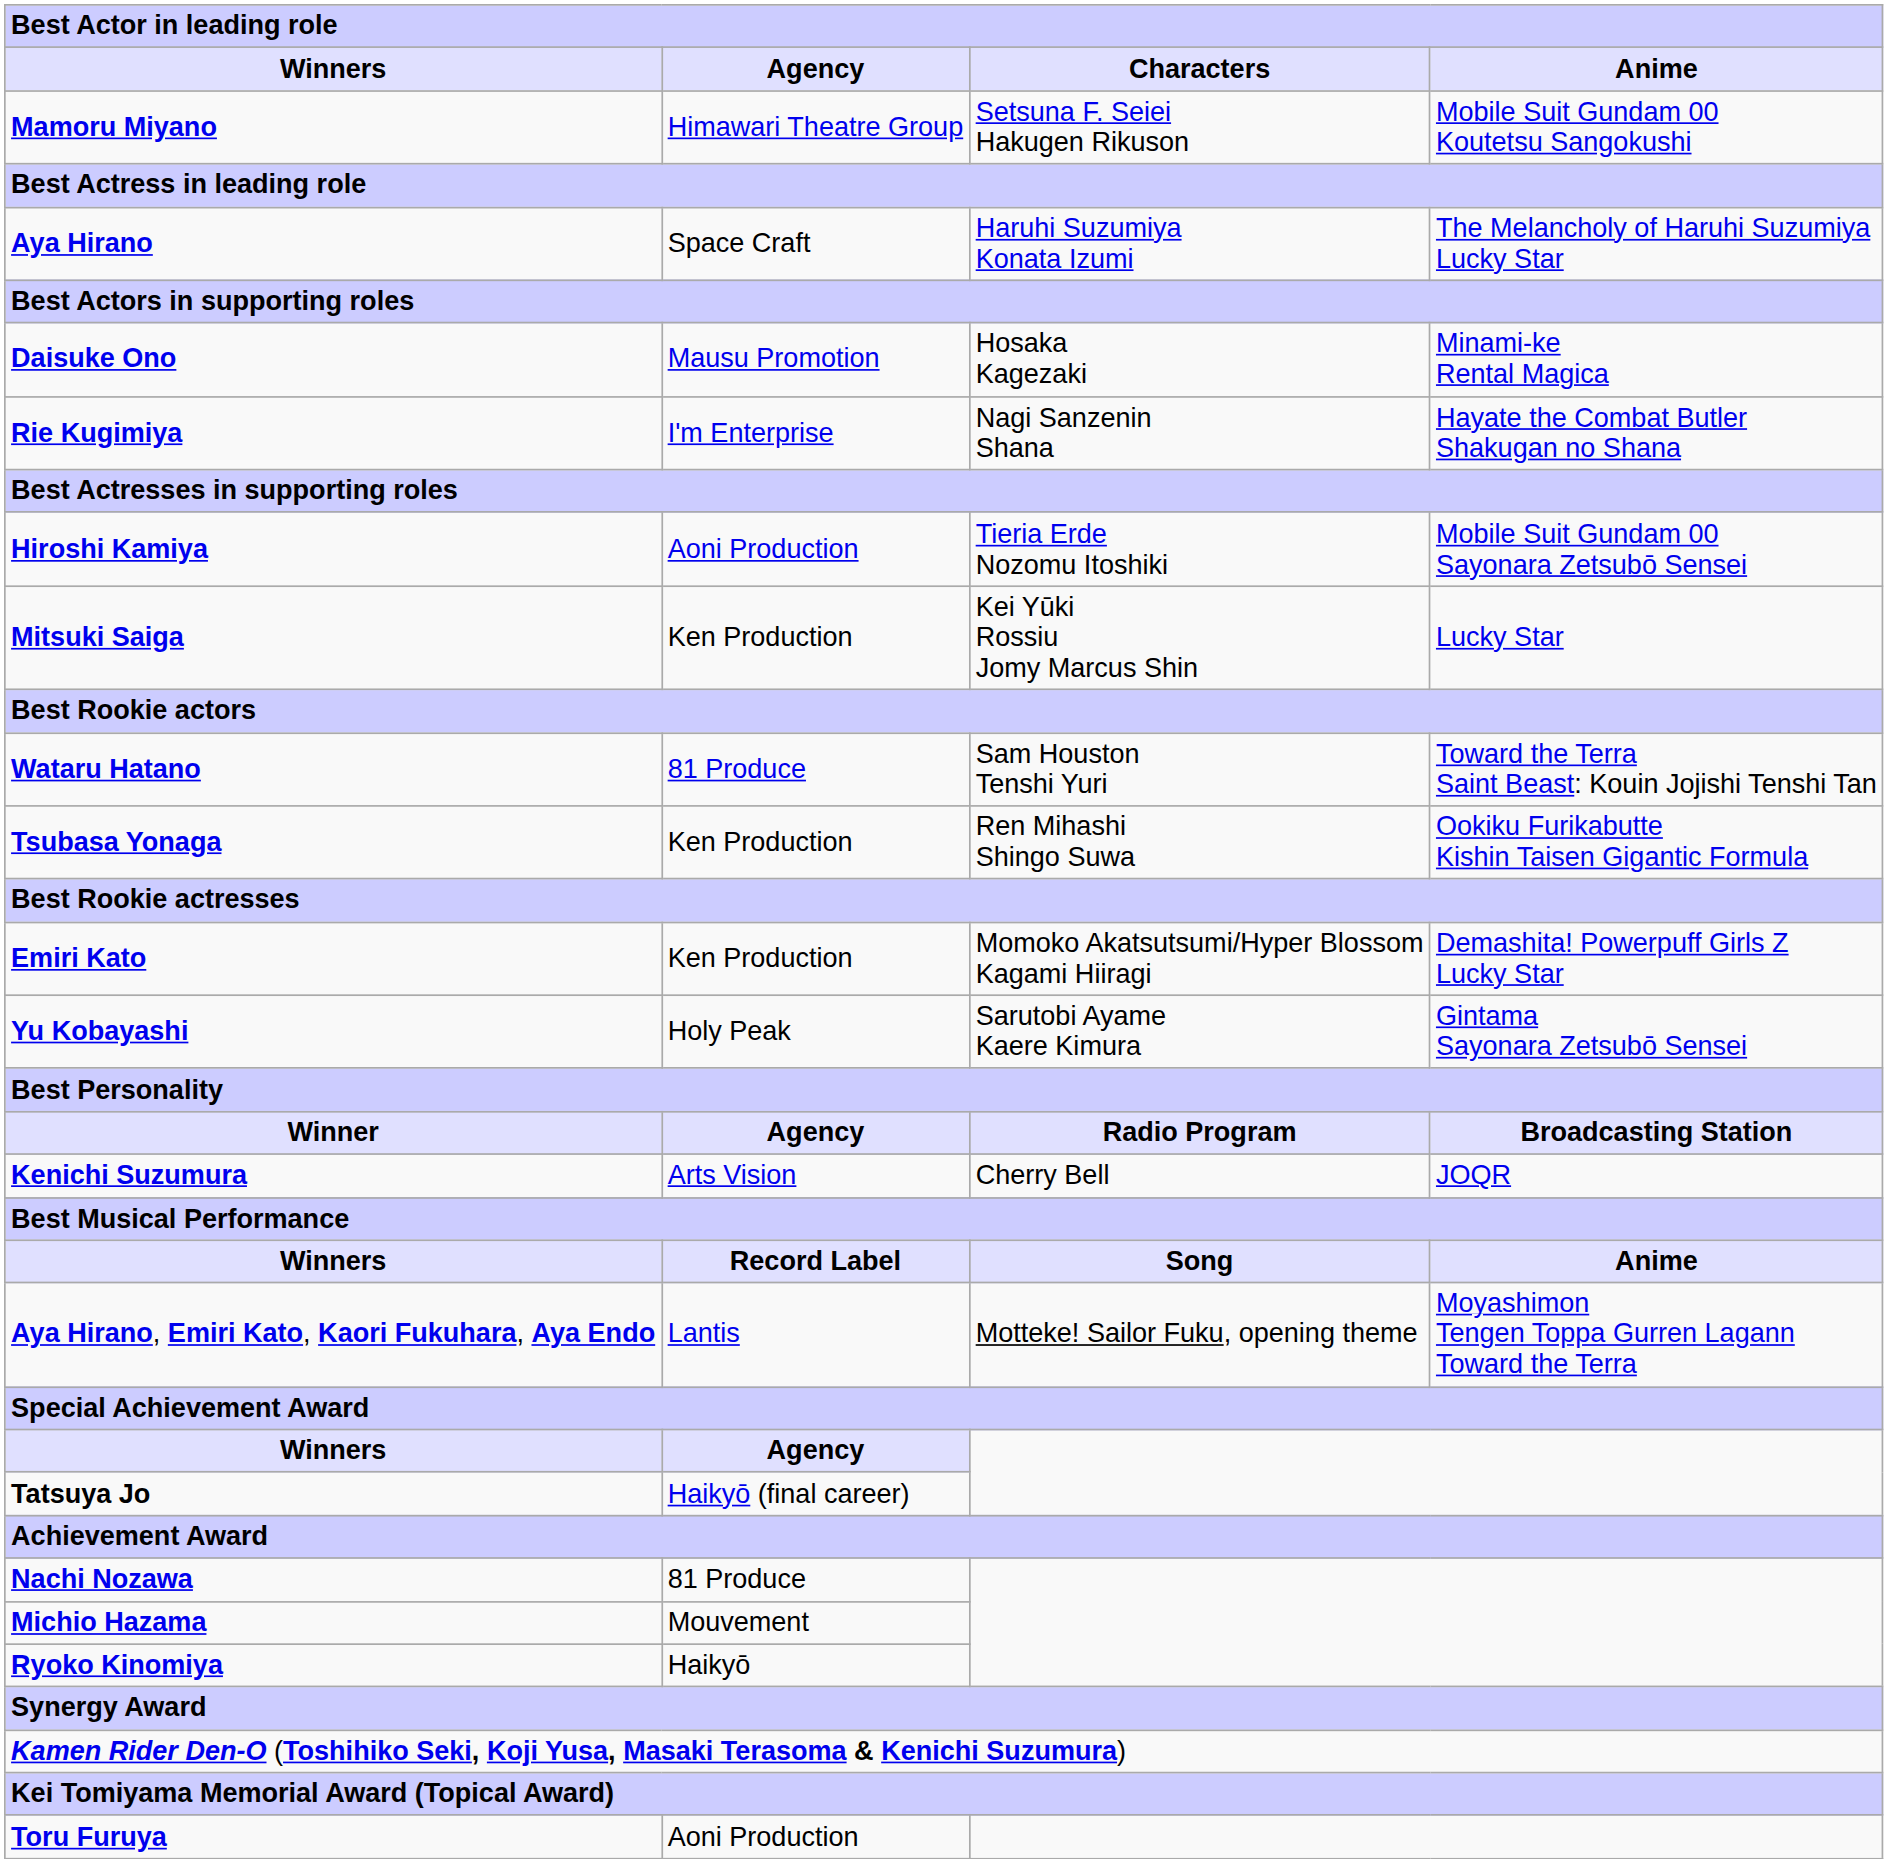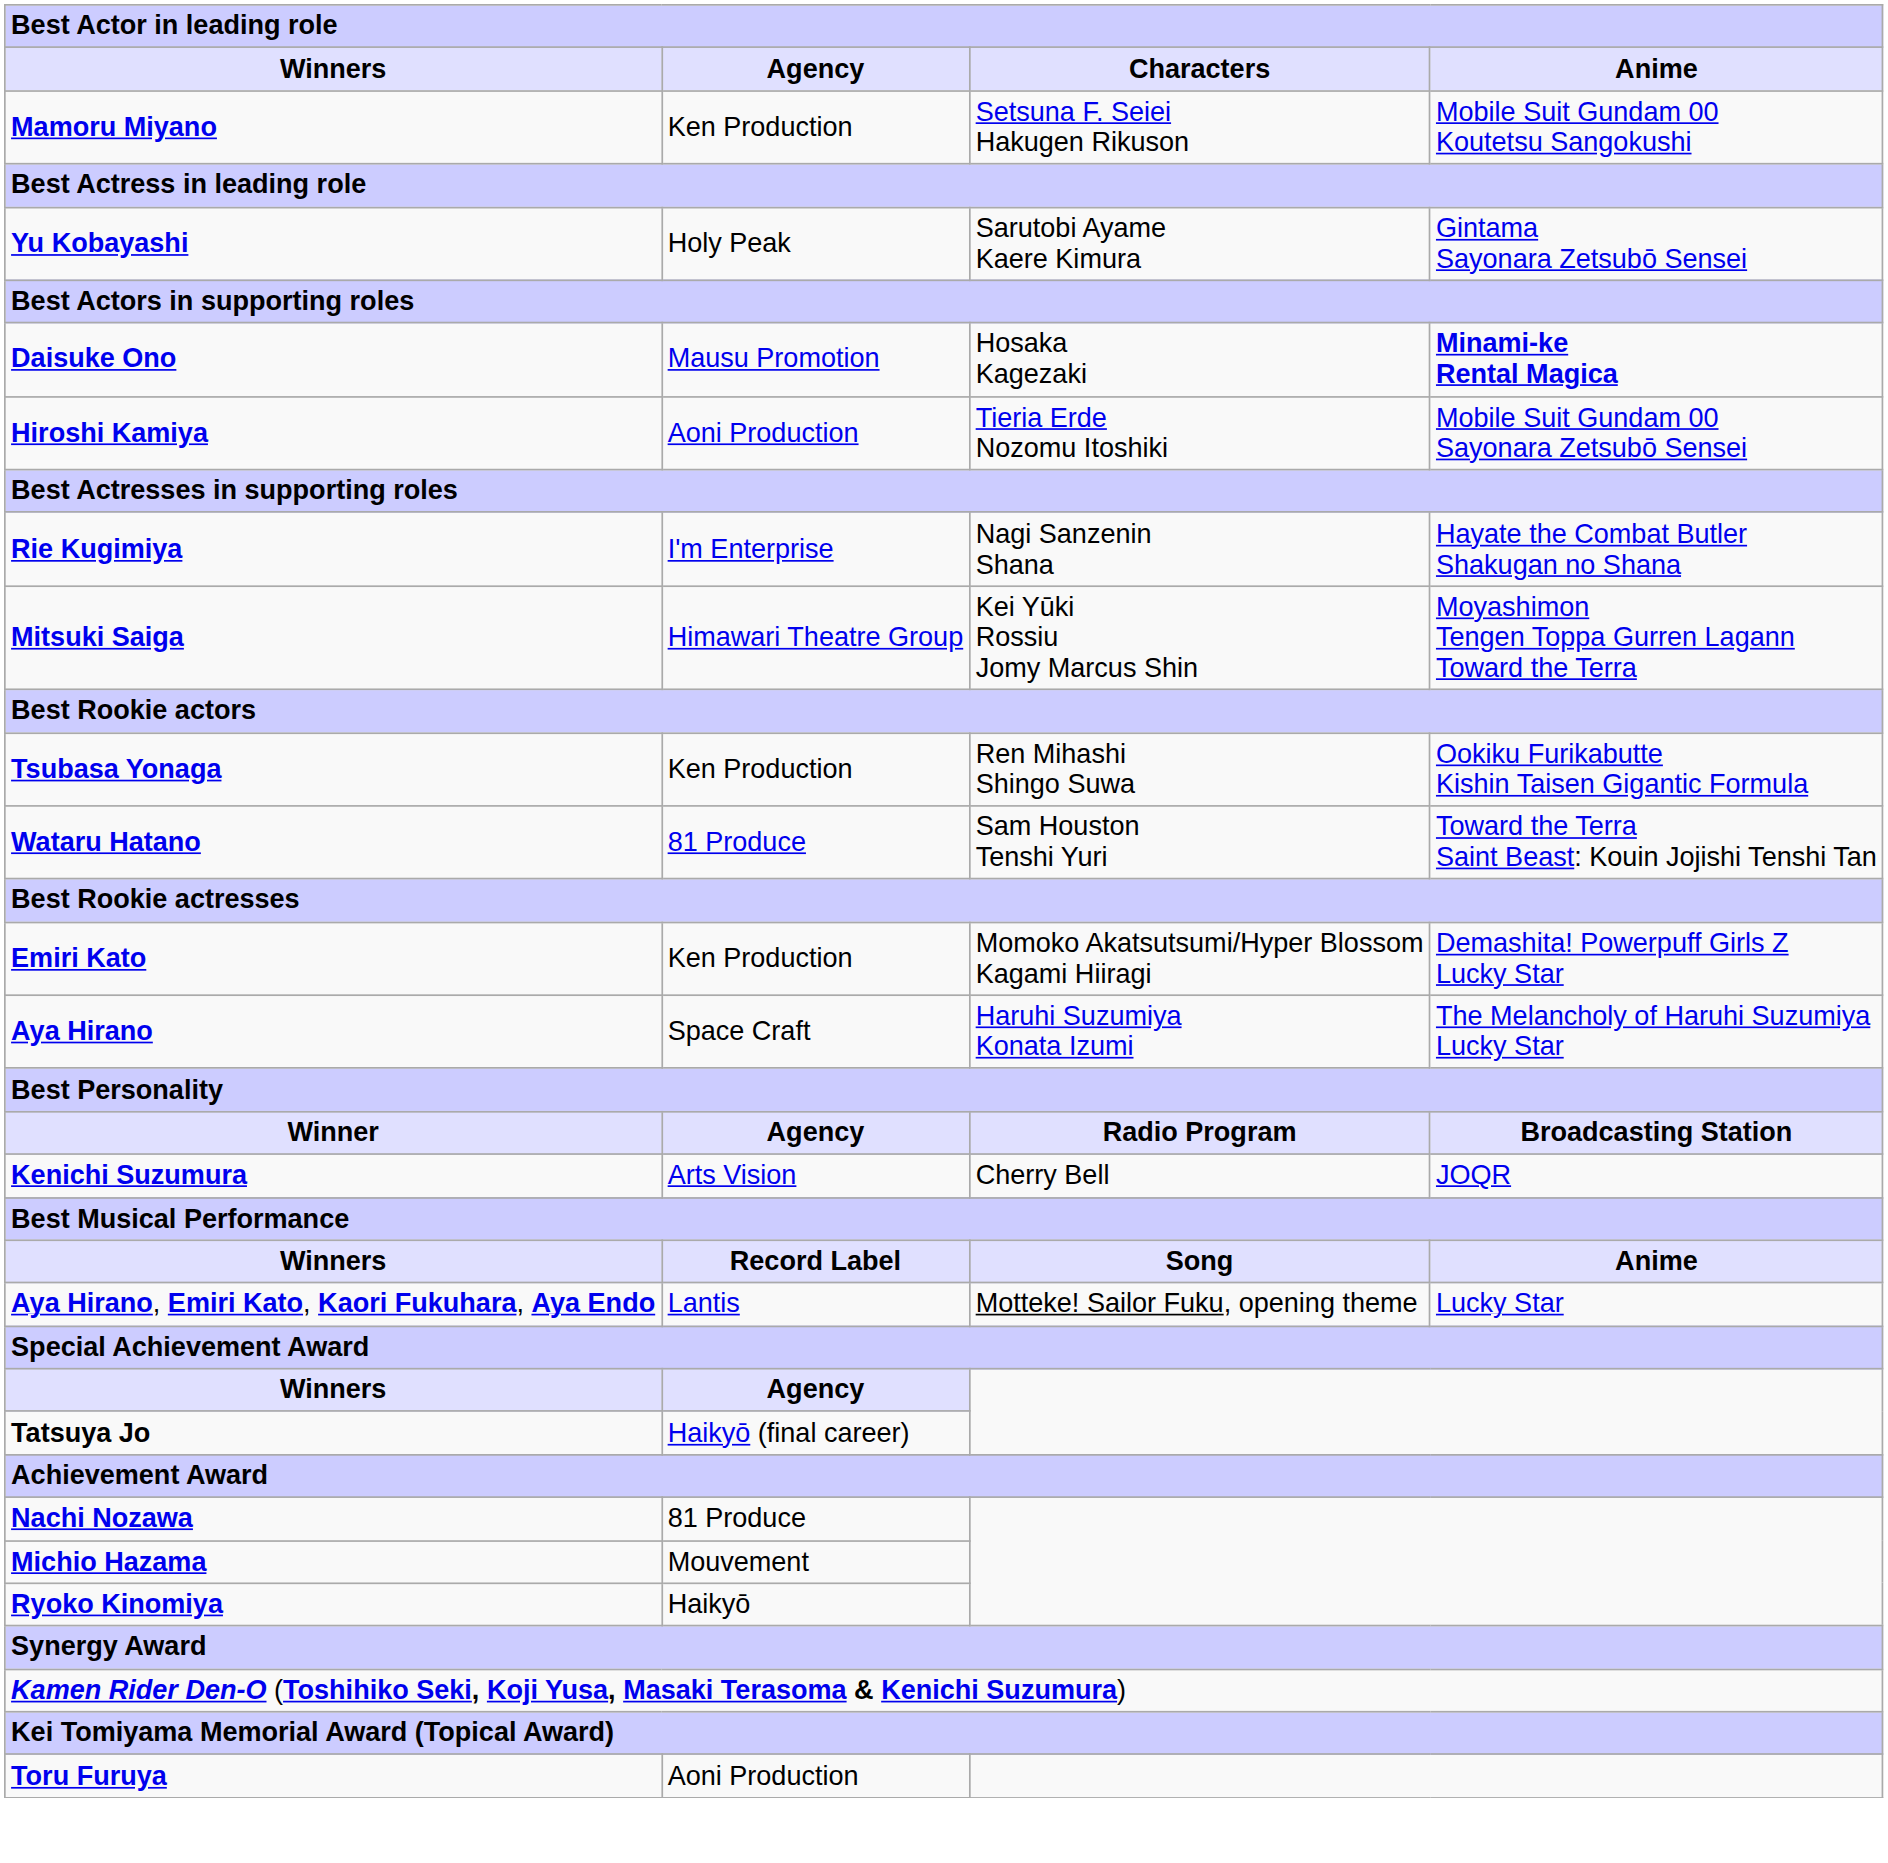(815, 126) Himawari Theatre Group -> (760, 126) Ken Production
rows swapped: (82, 243) <-> (100, 1031)
(1522, 359) normal -> (1527, 359) bold
rows swapped: (110, 548) <-> (97, 432)
(760, 637) Ken Production -> (815, 637) Himawari Theatre Group
(1500, 637) Lucky Star -> (1615, 637) Moyashimon Tengen Toppa Gurren Lagann Toward the Terra
rows swapped: (106, 768) <-> (116, 842)
(1615, 1334) Moyashimon Tengen Toppa Gurren Lagann Toward the Terra -> (1500, 1304) Lucky Star
